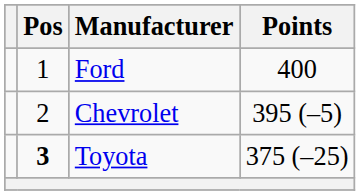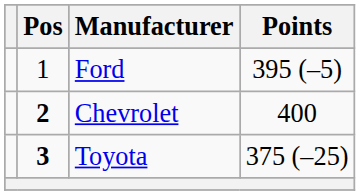(297, 69) 400 -> (297, 69) 395 (–5)
(43, 113) normal -> (43, 113) bold
(297, 113) 395 (–5) -> (297, 113) 400
